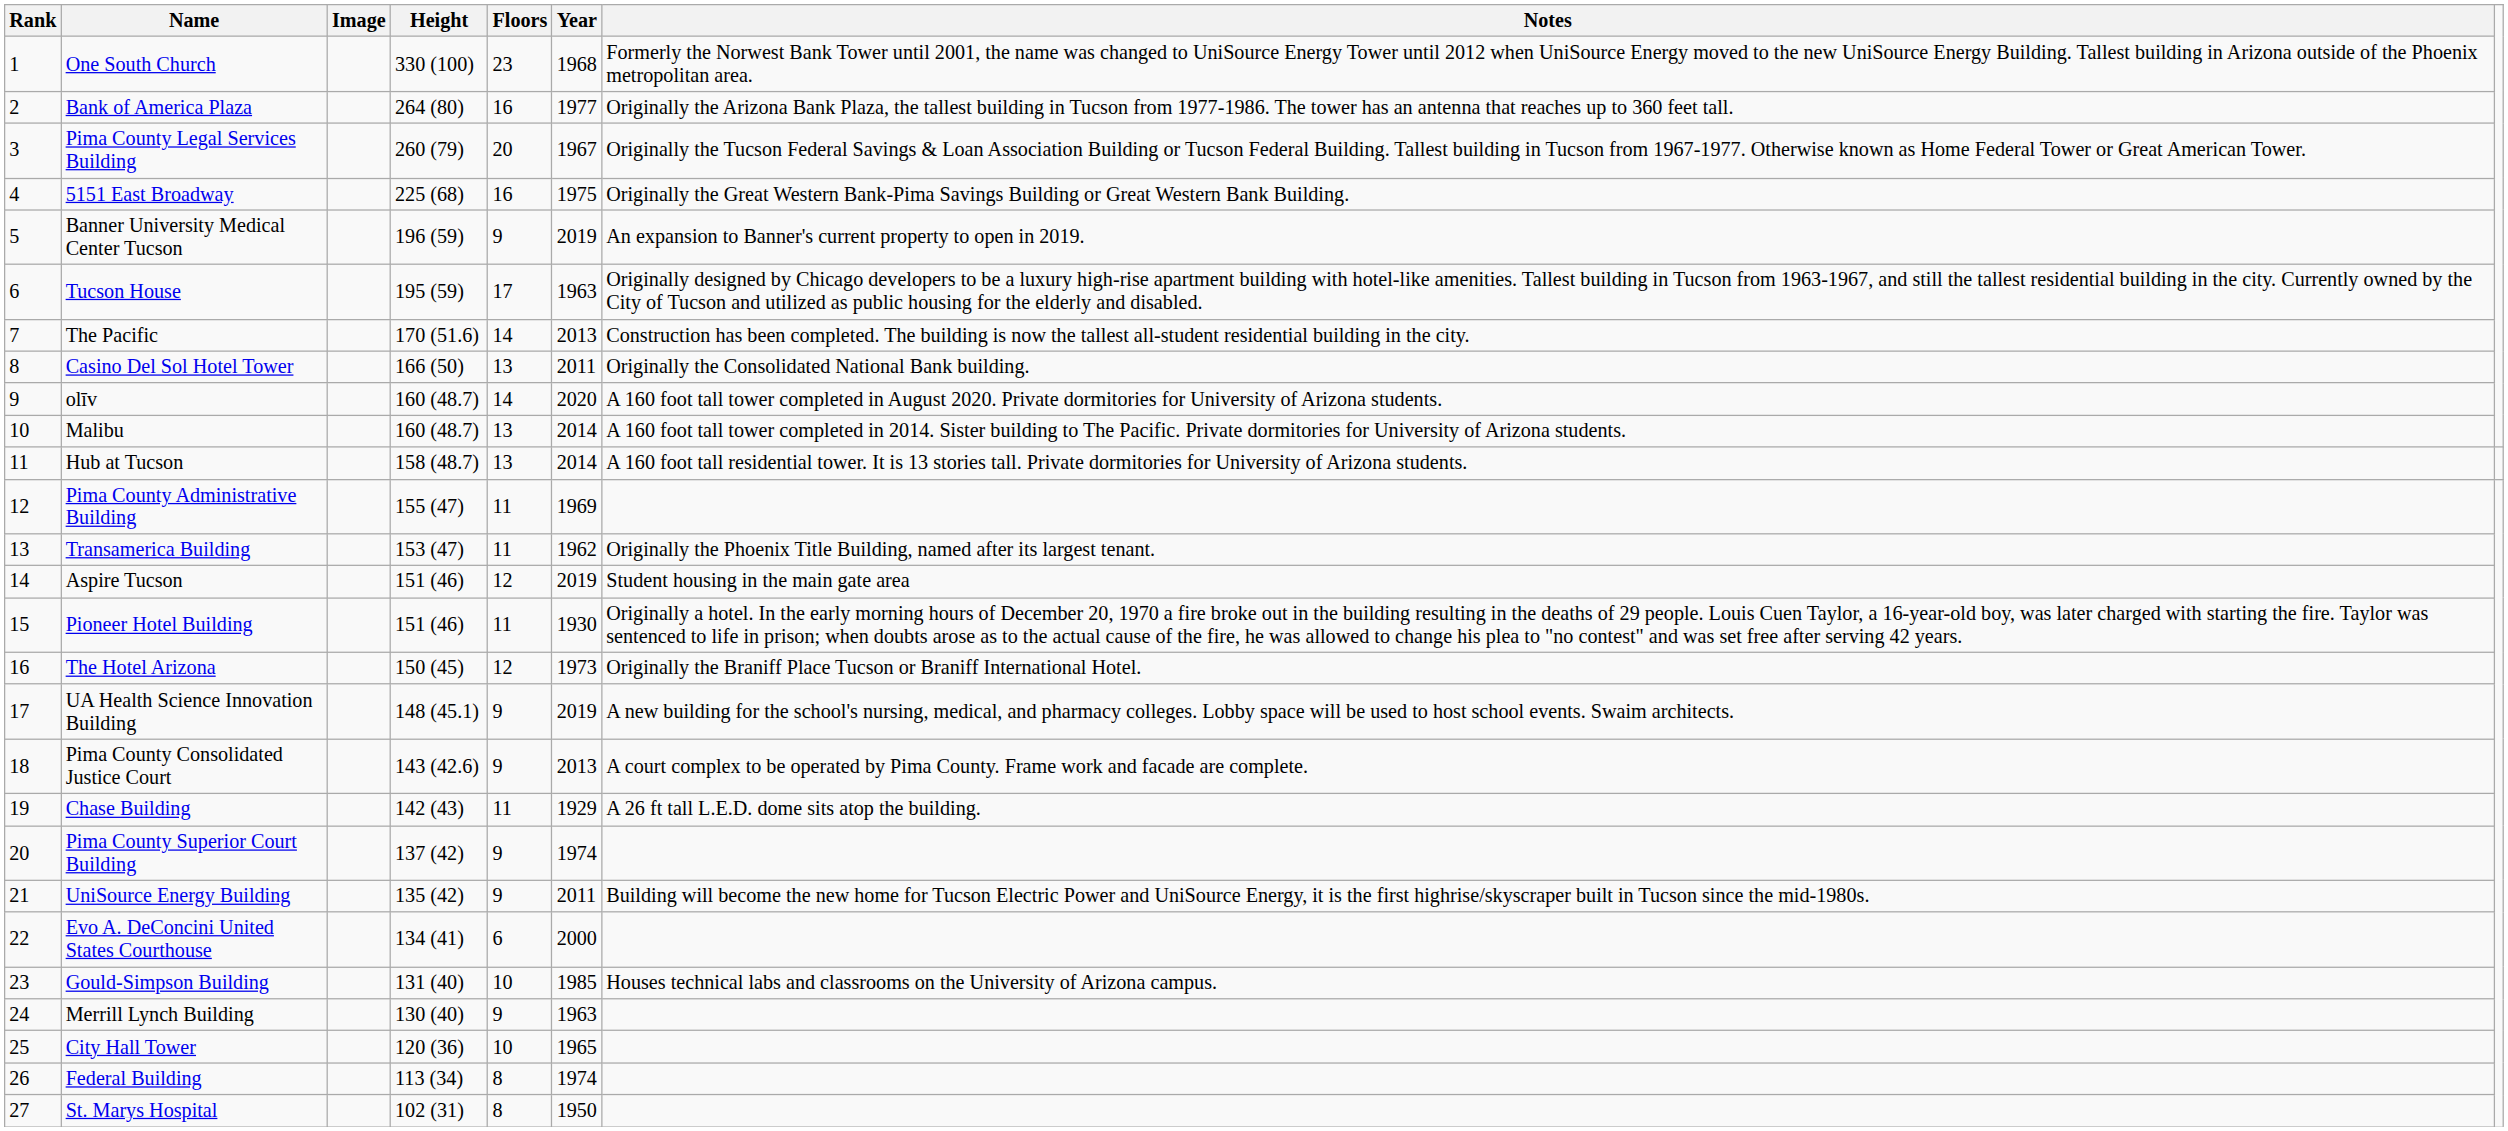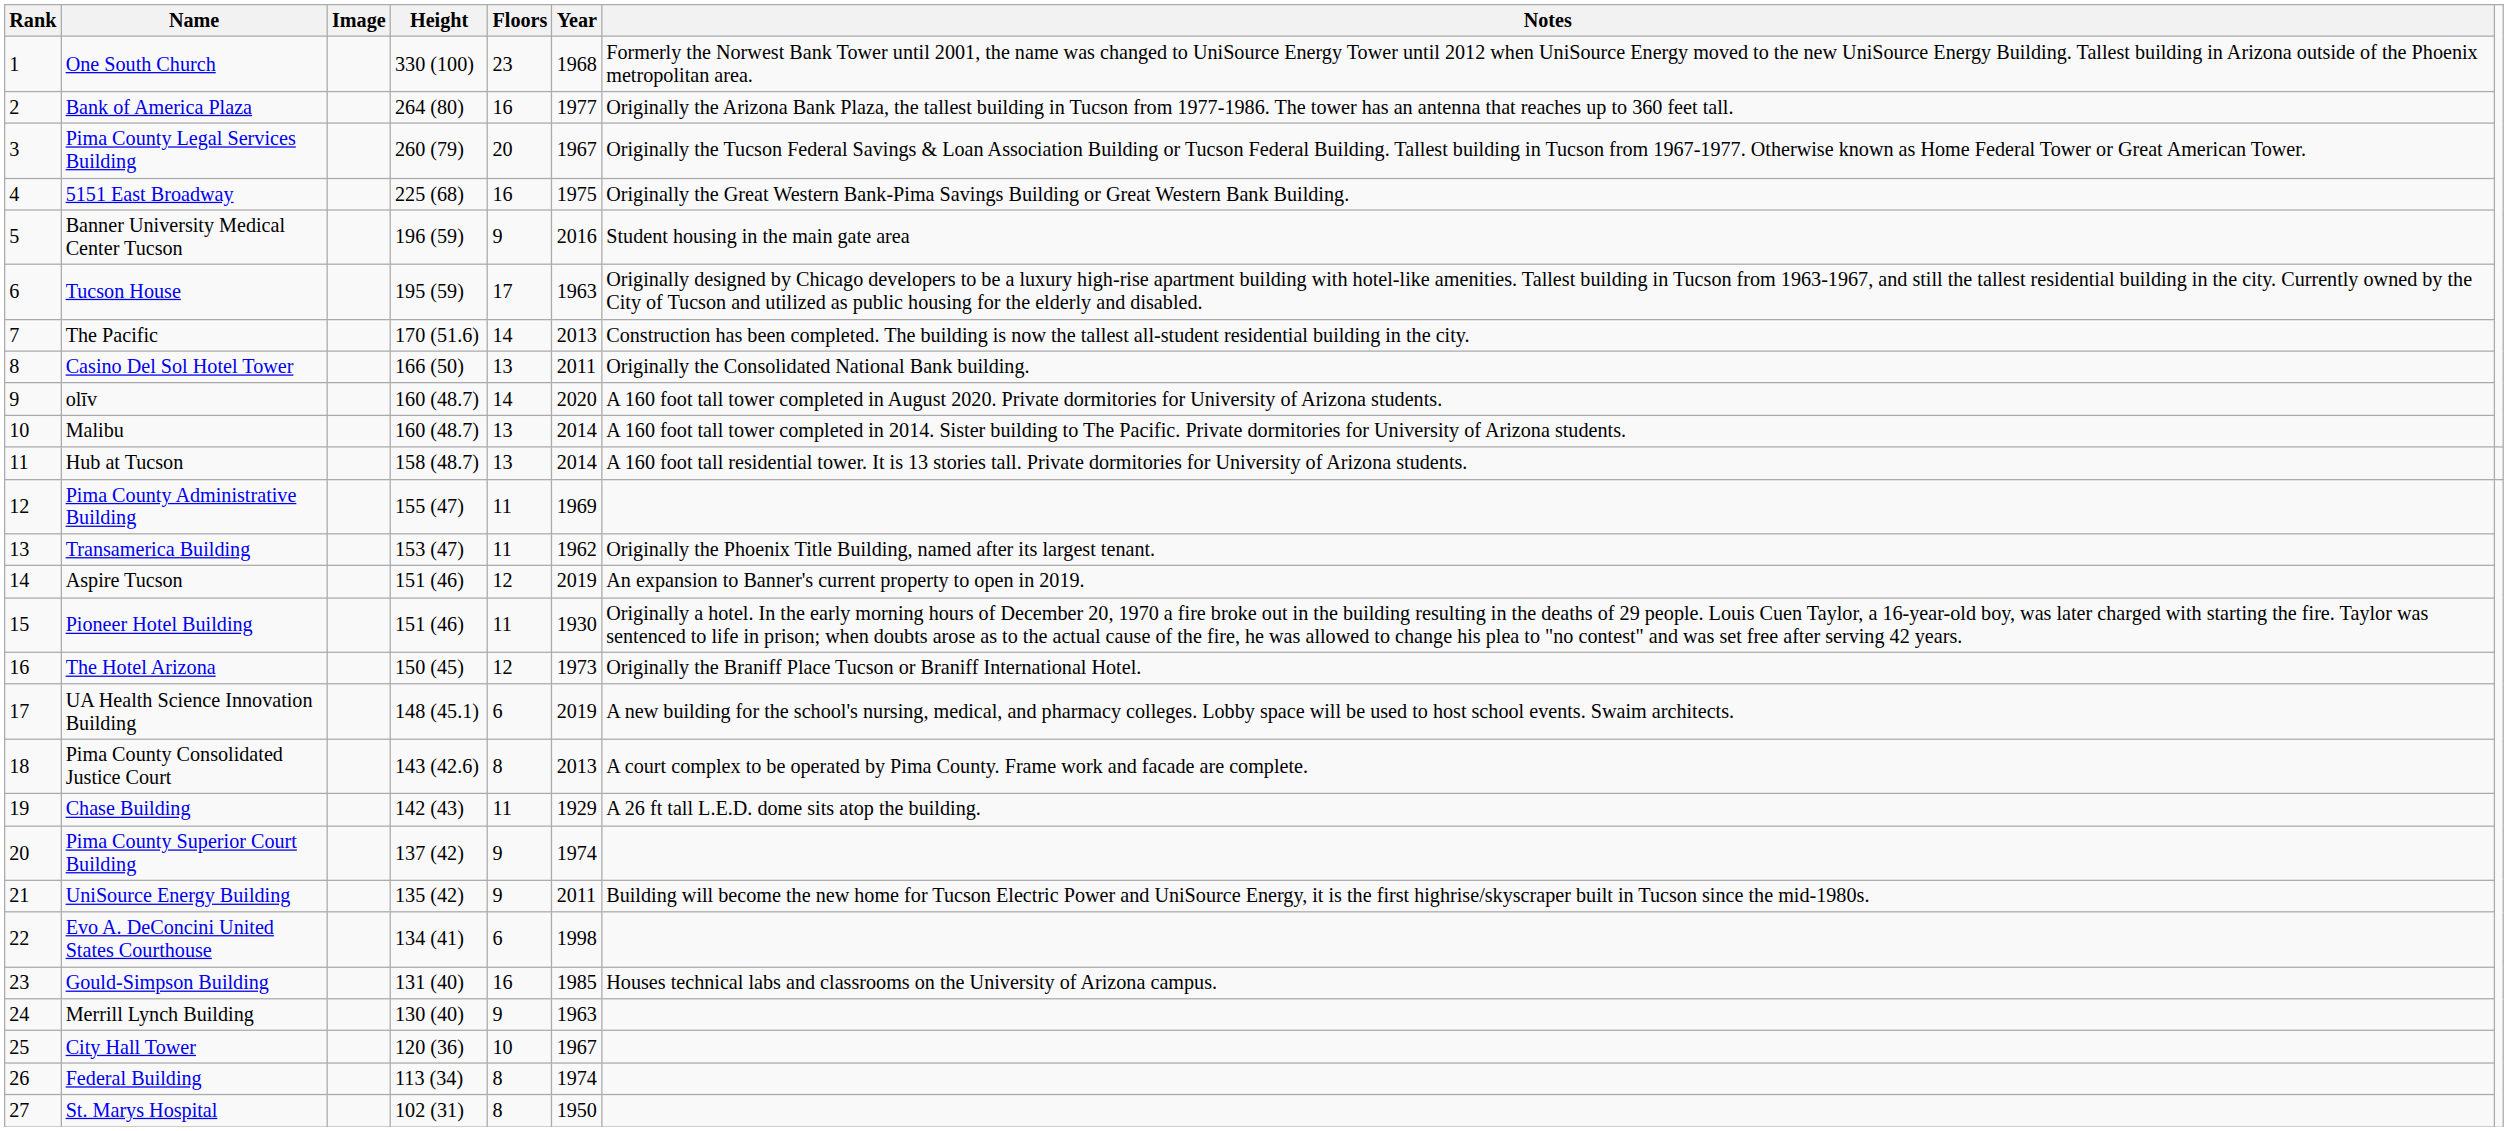(577, 237) 2019 -> (577, 237) 2016
(845, 237) An expansion to Banner's current property to open in 2019. -> (758, 237) Student housing in the main gate area
(758, 581) Student housing in the main gate area -> (845, 581) An expansion to Banner's current property to open in 2019.
(498, 711) 9 -> (498, 711) 6
(498, 766) 9 -> (498, 766) 8
(577, 939) 2000 -> (577, 939) 1998
(503, 982) 10 -> (503, 982) 16
(577, 1046) 1965 -> (577, 1046) 1967
